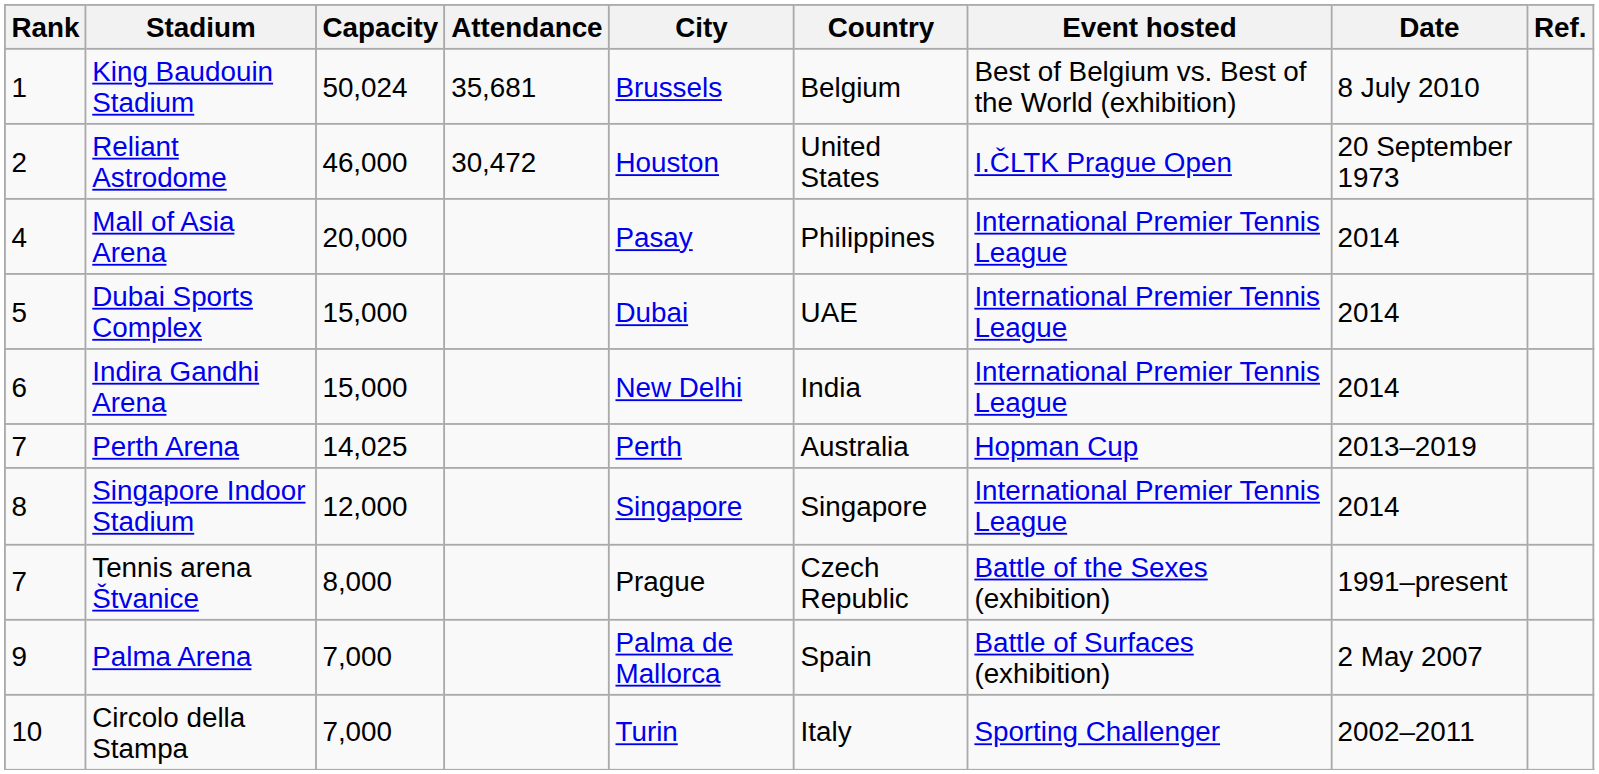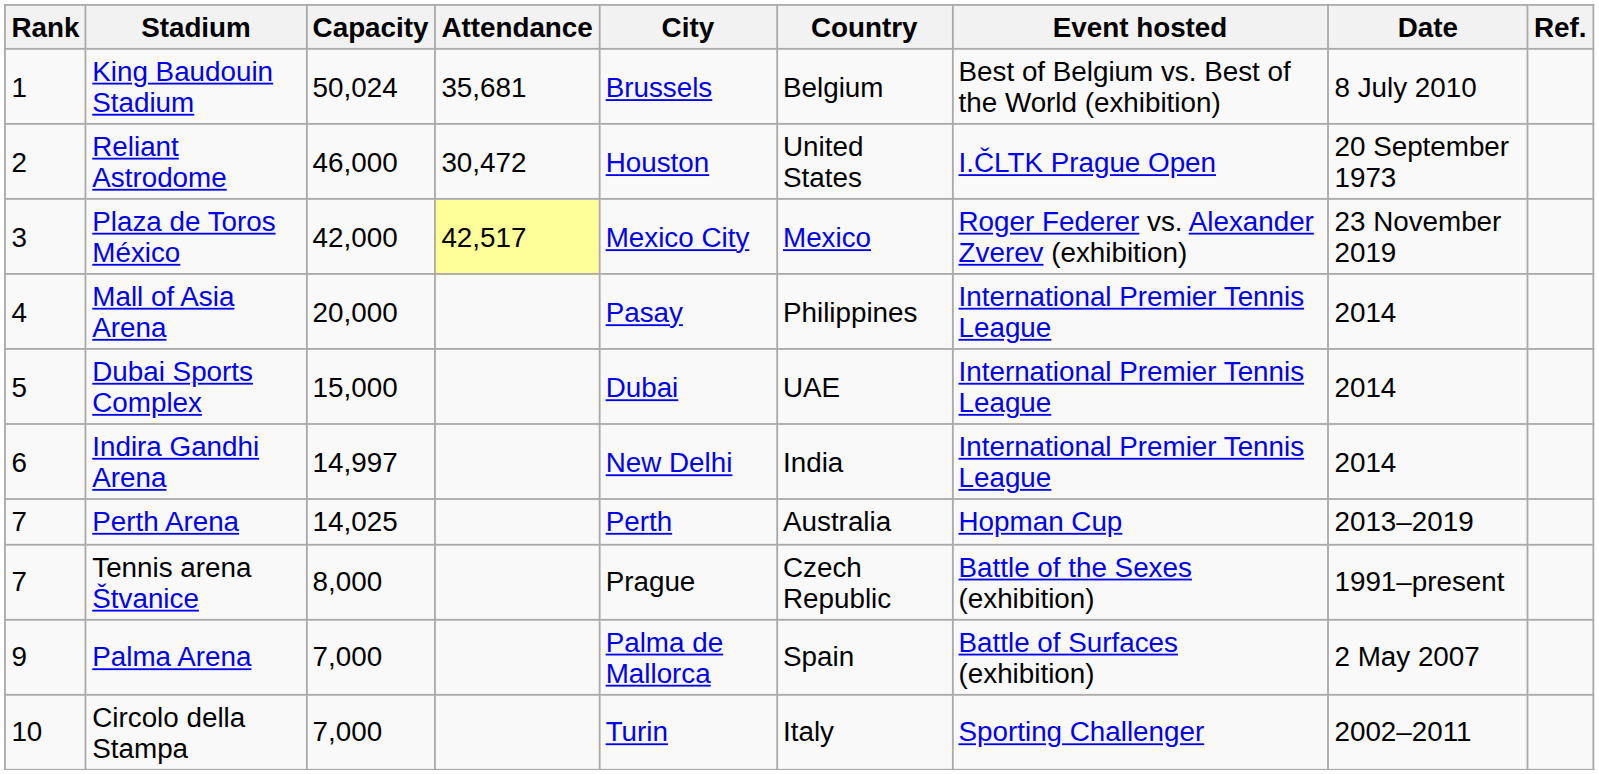+ row: (184, 237)
(365, 387) 15,000 -> (355, 462) 14,997
- row: (199, 506)
